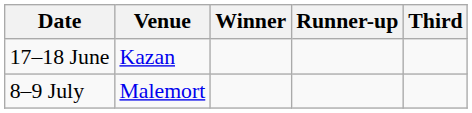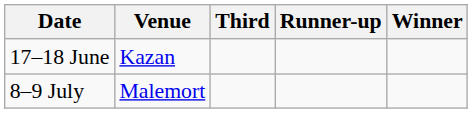columns swapped: (251, 21) <-> (435, 21)
